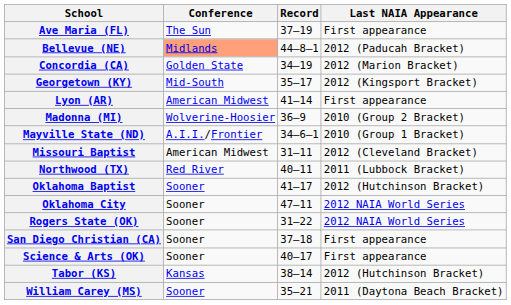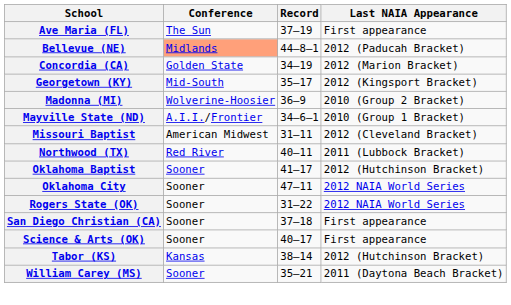- row: (84, 100)
